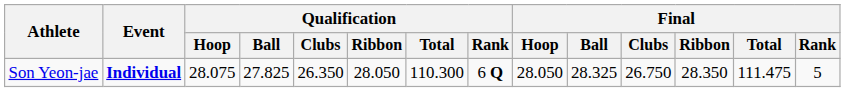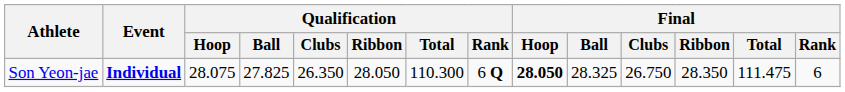(540, 72) normal -> (540, 72) bold
(817, 72) 5 -> (817, 72) 6
